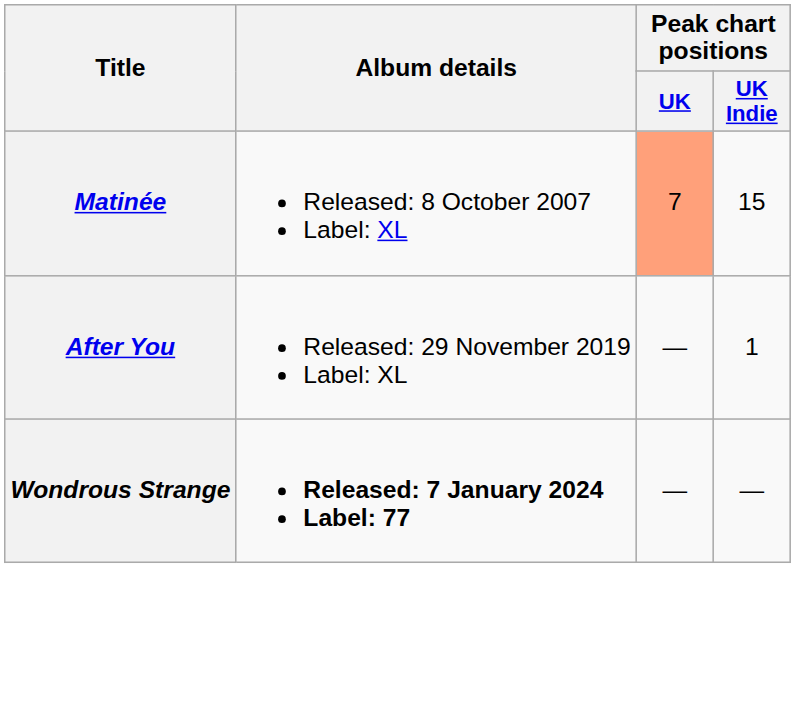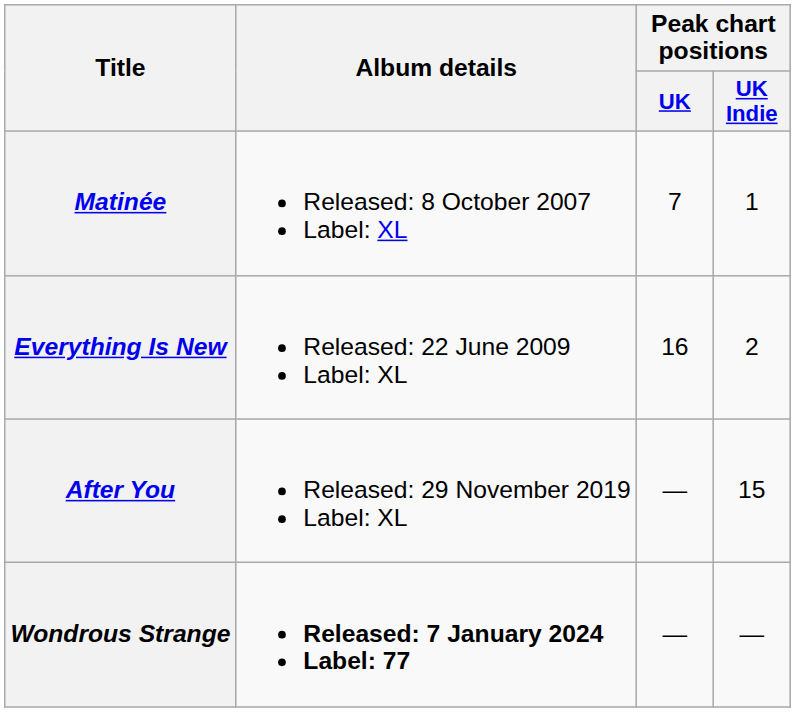(675, 202) lightsalmon background -> (675, 202) no background
(752, 202) 15 -> (752, 202) 1
+ row: (120, 346)
(752, 346) 1 -> (752, 490) 15
